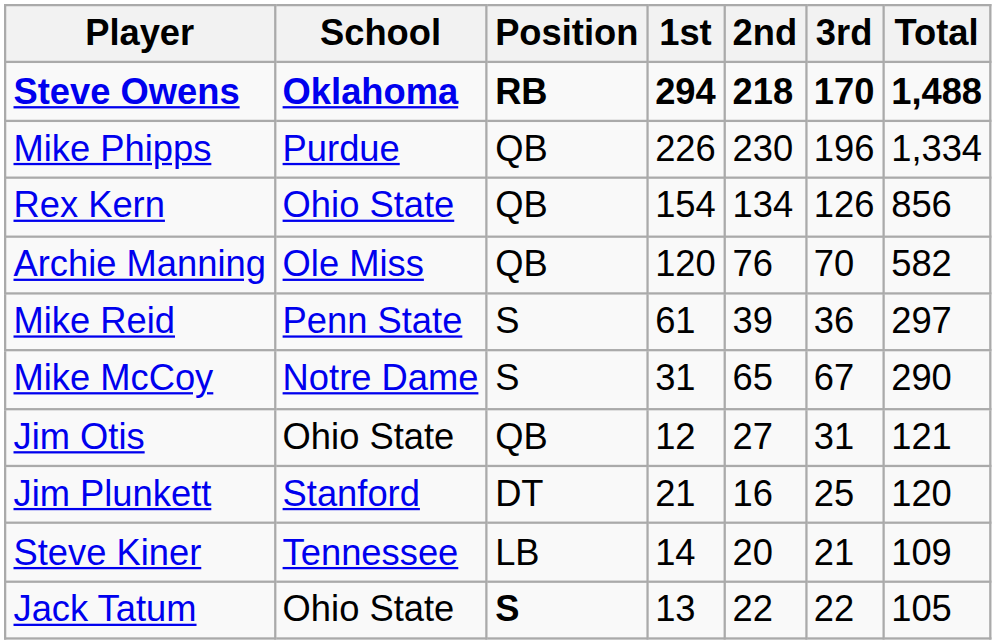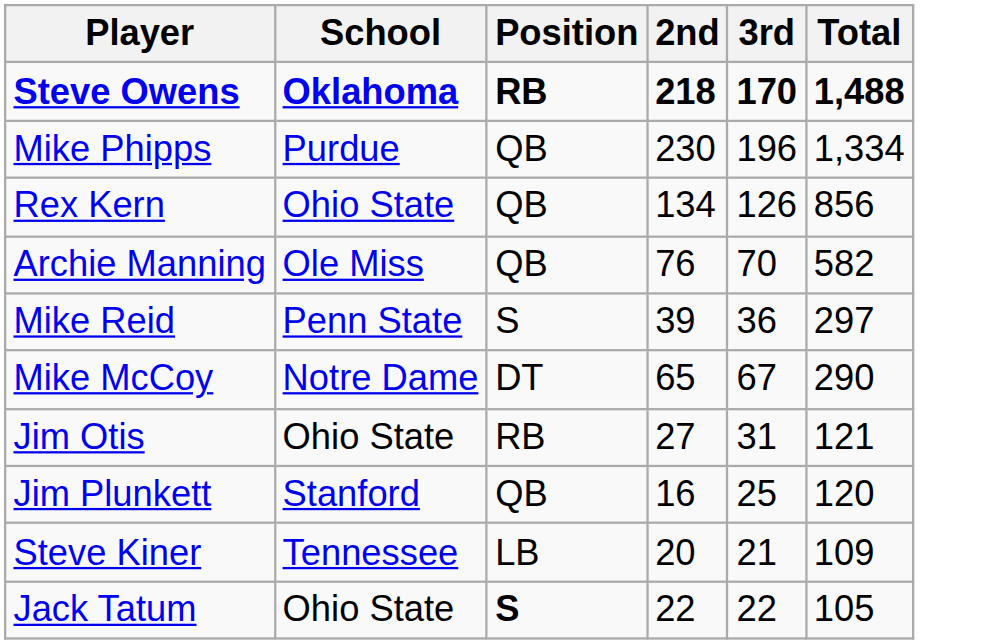- column: (685, 33)
(507, 378) S -> (519, 378) DT
(521, 436) QB -> (520, 436) RB
(519, 494) DT -> (521, 494) QB
